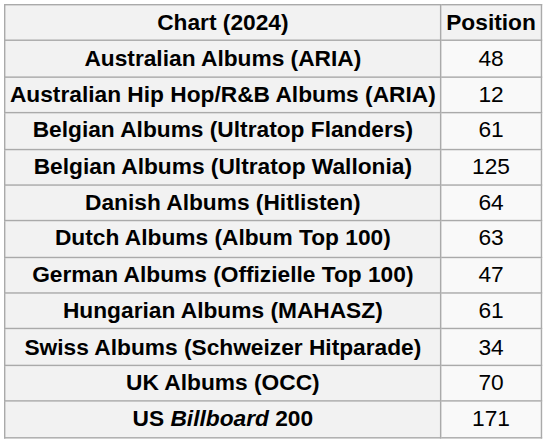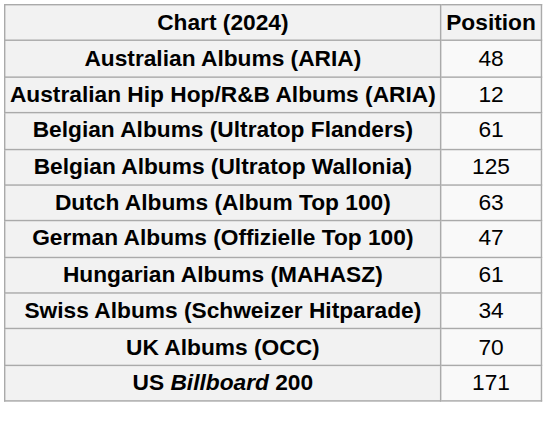- row: (223, 202)
